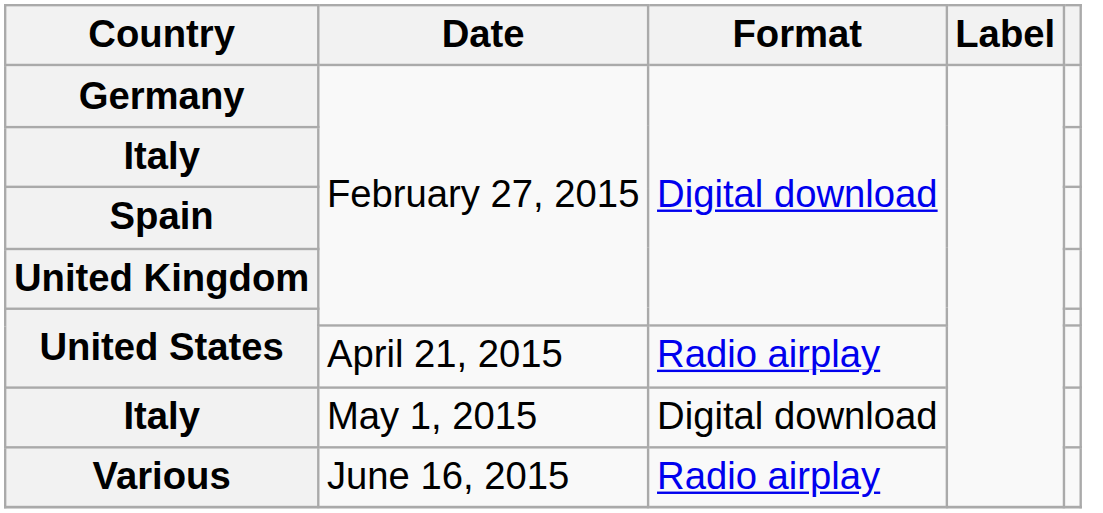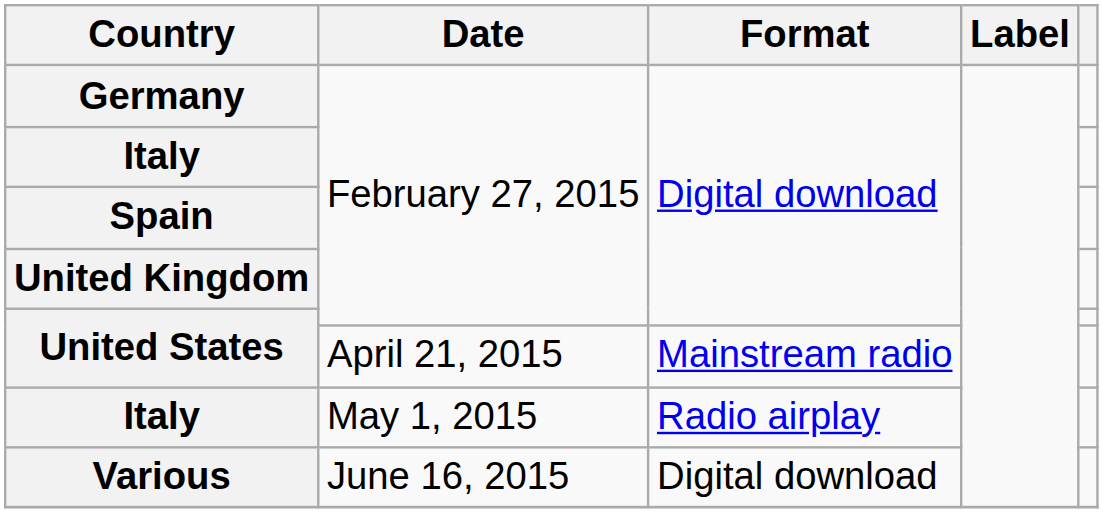(769, 355) Radio airplay -> (805, 355) Mainstream radio
(797, 416) Digital download -> (769, 416) Radio airplay
(769, 476) Radio airplay -> (797, 476) Digital download
